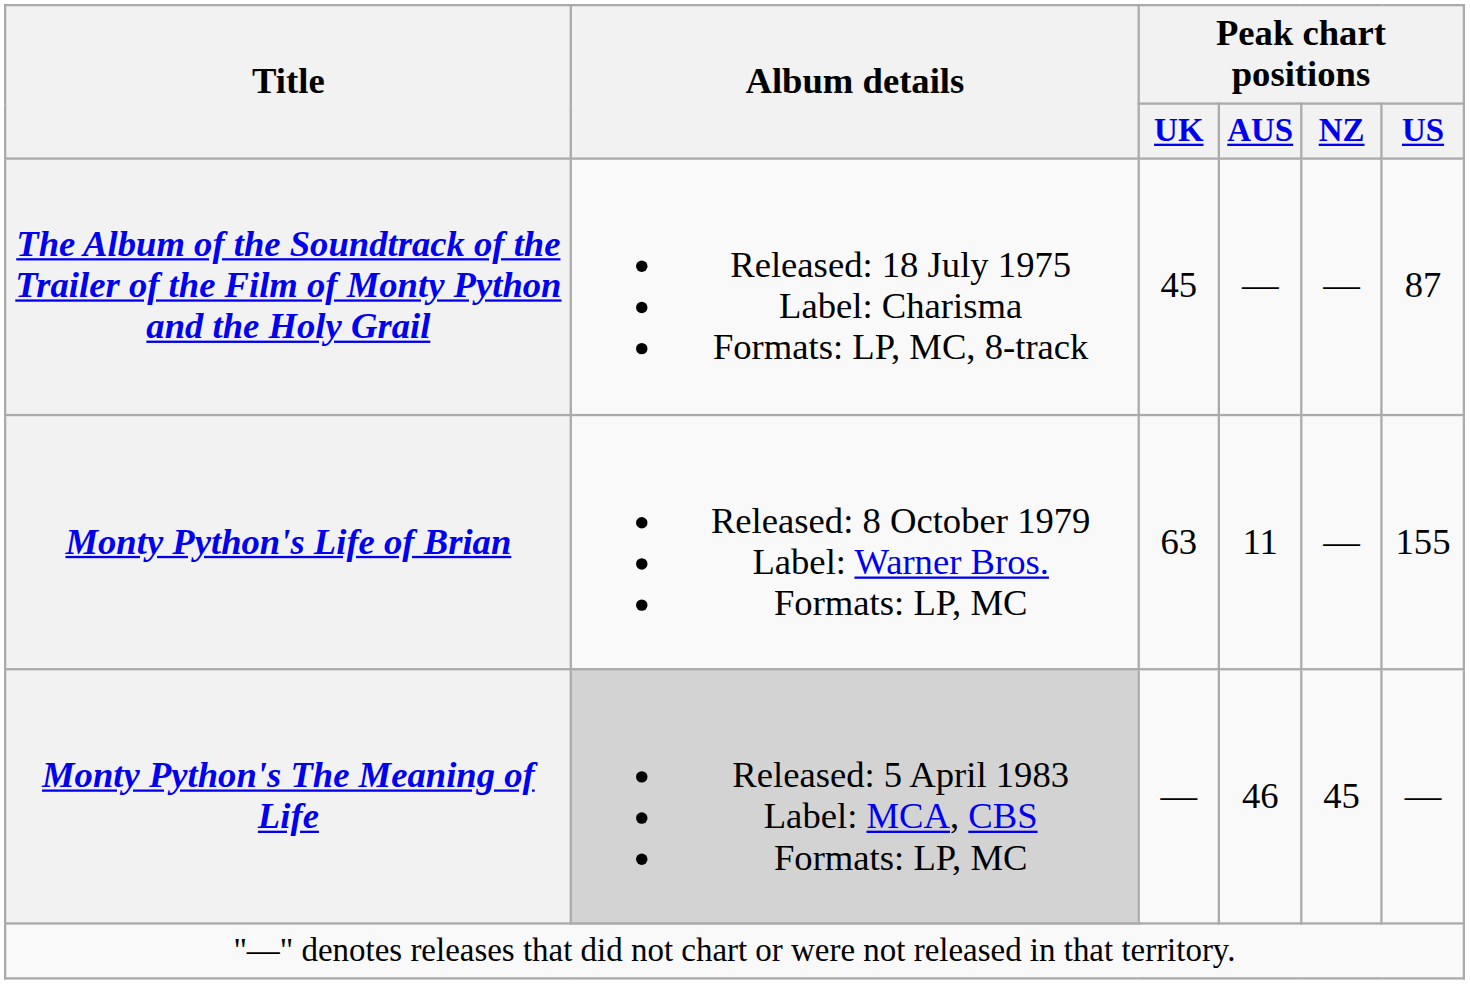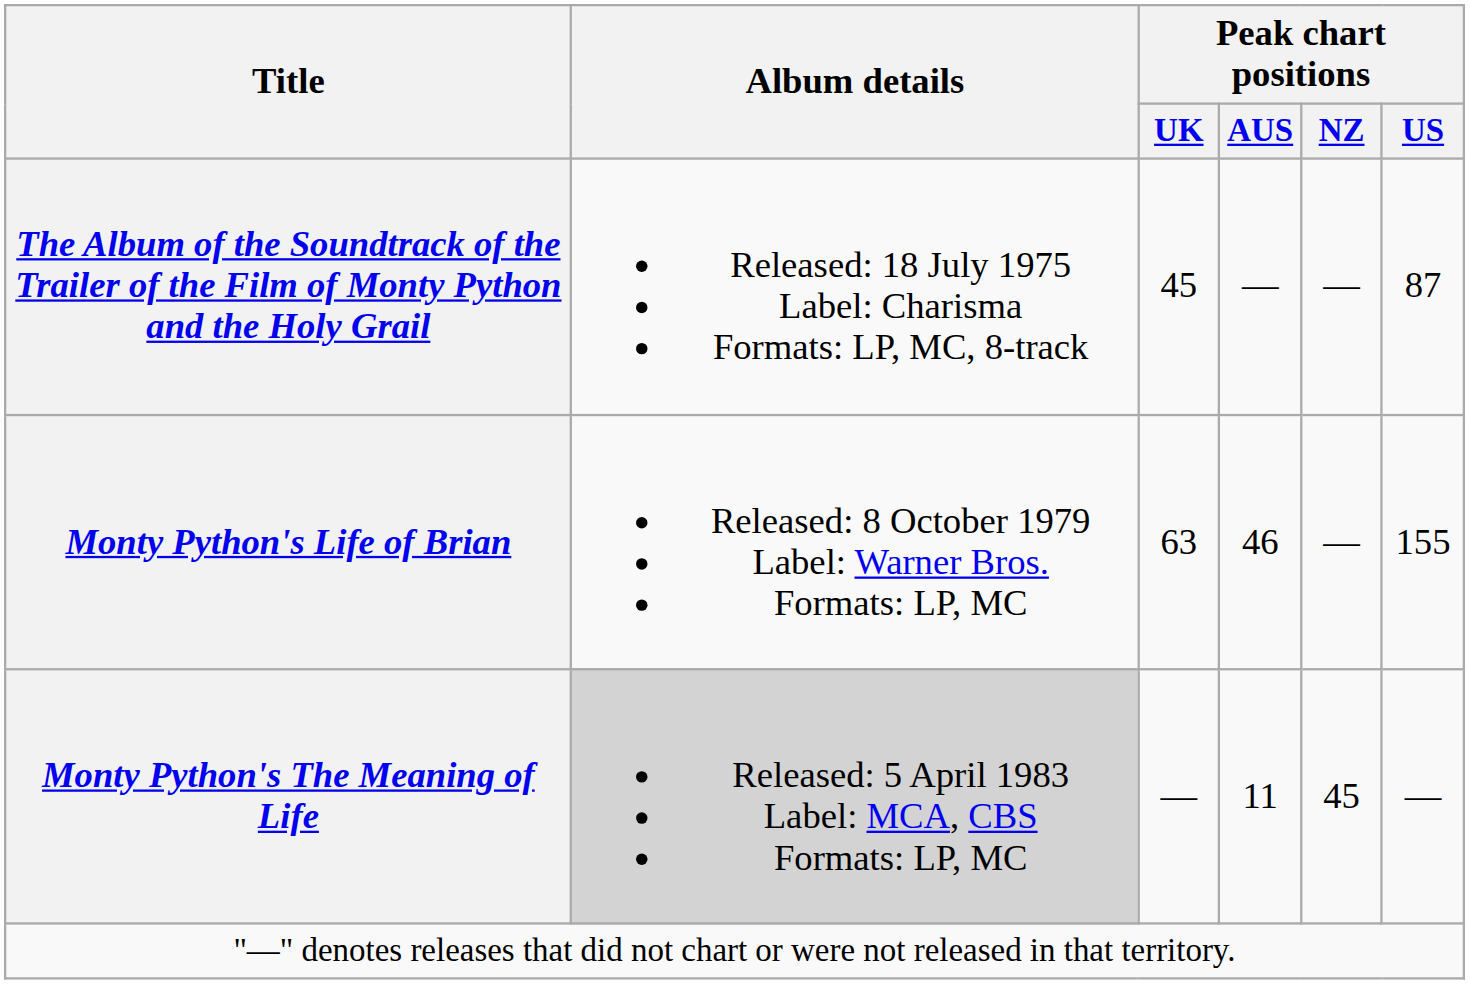(1260, 540) 11 -> (1260, 540) 46
(1260, 795) 46 -> (1260, 795) 11
